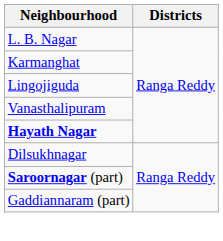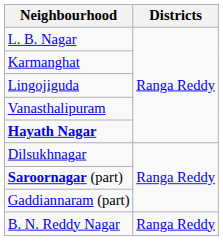+ row: (64, 223)
